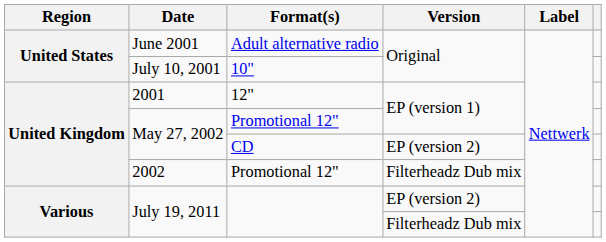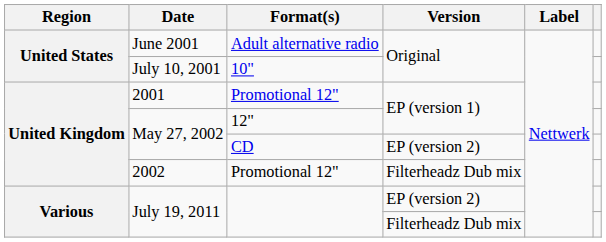(242, 95) 12" -> (285, 95) Promotional 12"
(285, 120) Promotional 12" -> (242, 120) 12"
